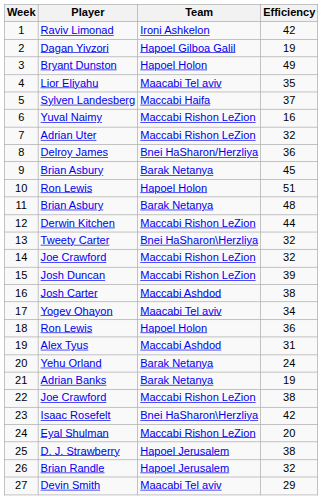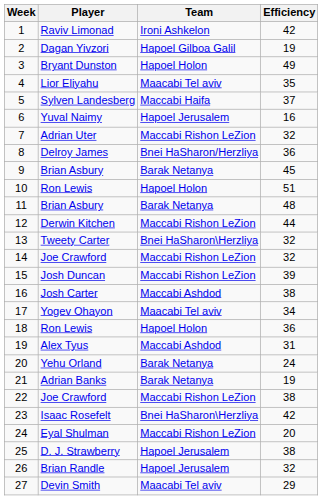(198, 118) Maccabi Rishon LeZion -> (185, 118) Hapoel Jerusalem
